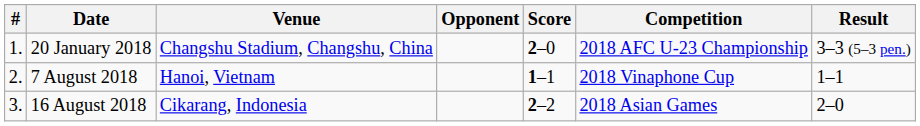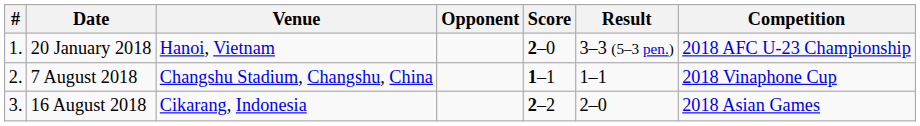columns swapped: (864, 18) <-> (694, 18)
(296, 47) Changshu Stadium, Changshu, China -> (217, 47) Hanoi, Vietnam
(217, 76) Hanoi, Vietnam -> (296, 76) Changshu Stadium, Changshu, China
